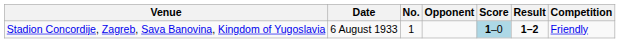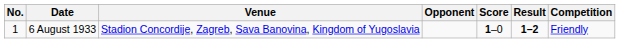columns swapped: (411, 12) <-> (166, 12)
(494, 29) lightblue background -> (494, 29) no background
